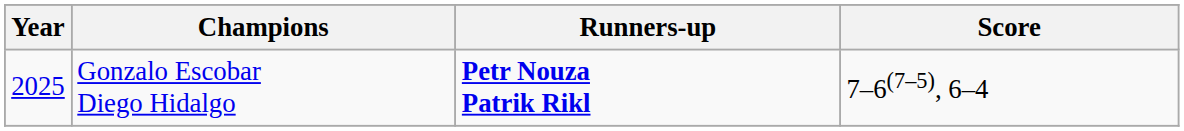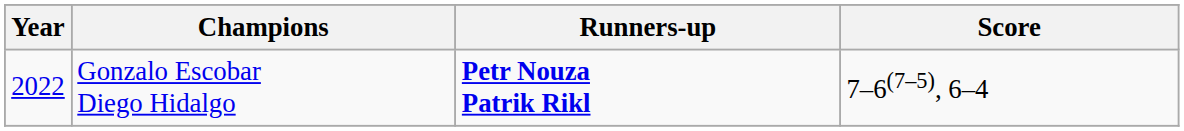(38, 86) 2025 -> (38, 86) 2022
